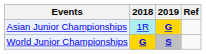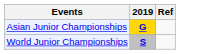- column: (143, 12)
